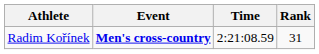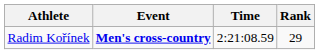(296, 37) 31 -> (296, 37) 29
